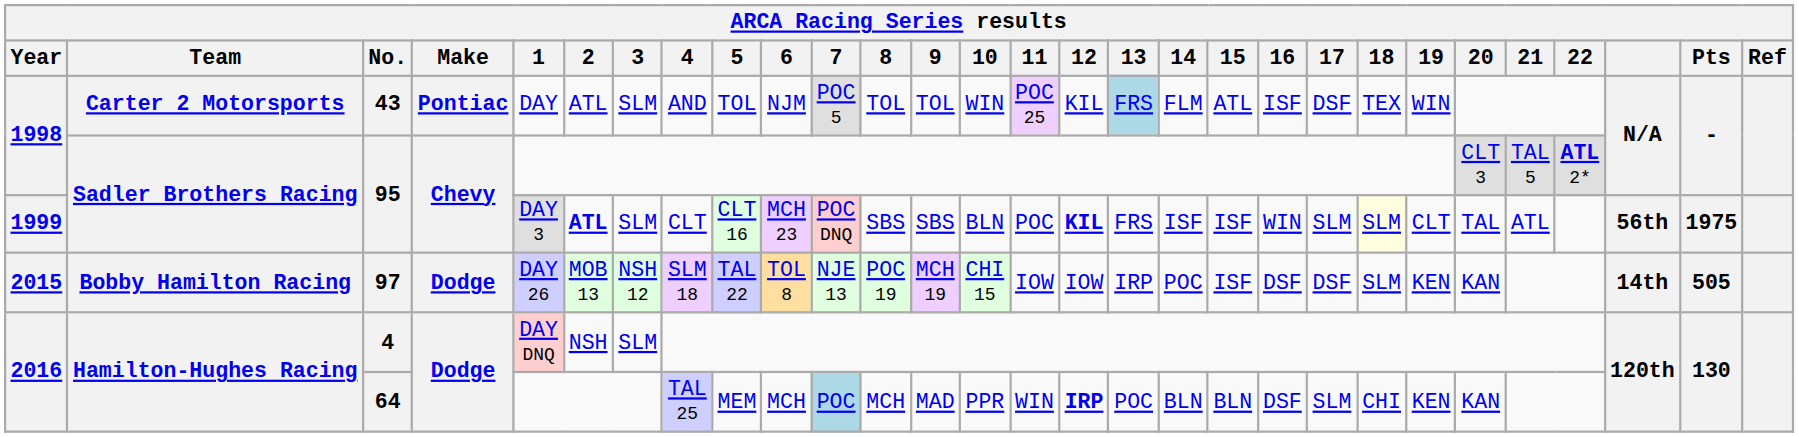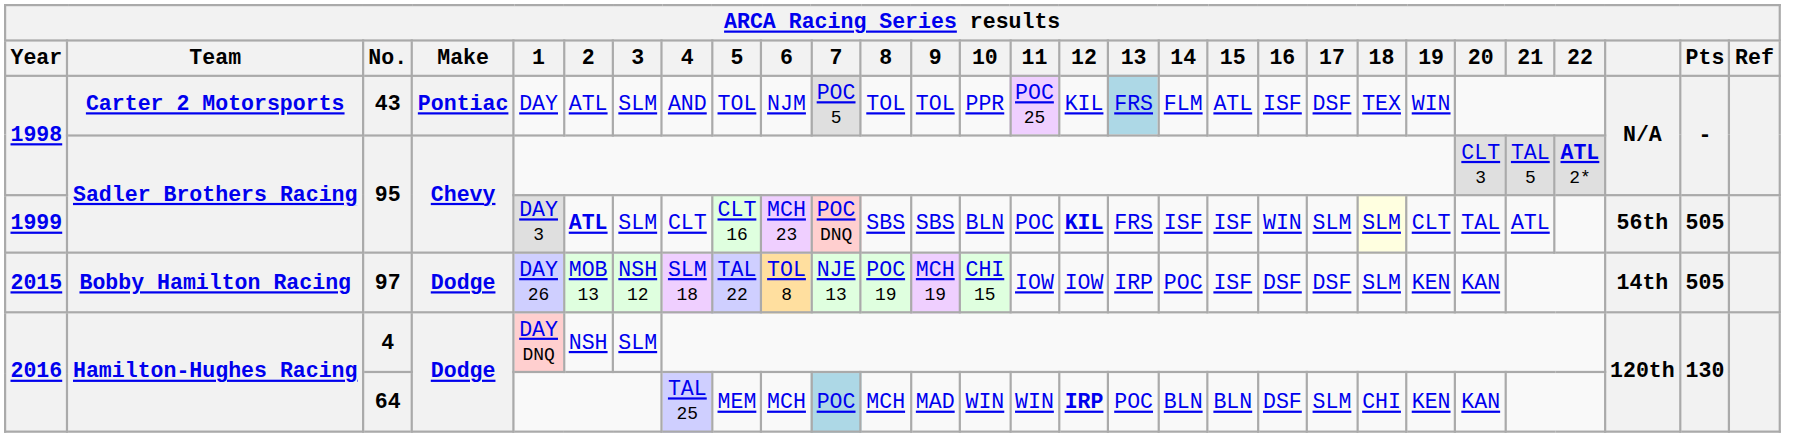(985, 105) WIN -> (985, 105) PPR
(1711, 224) 1975 -> (1705, 224) 505
(985, 402) PPR -> (985, 402) WIN
